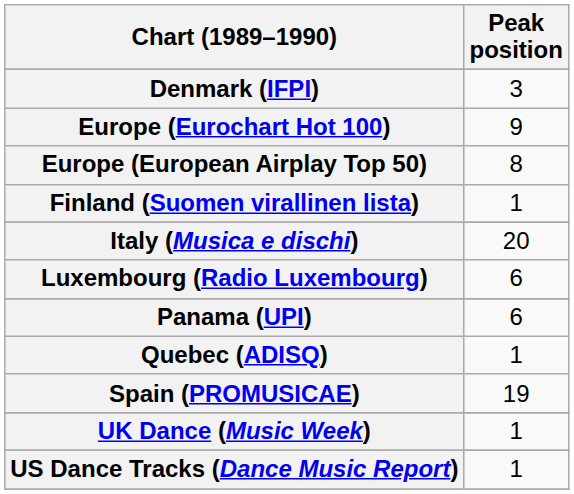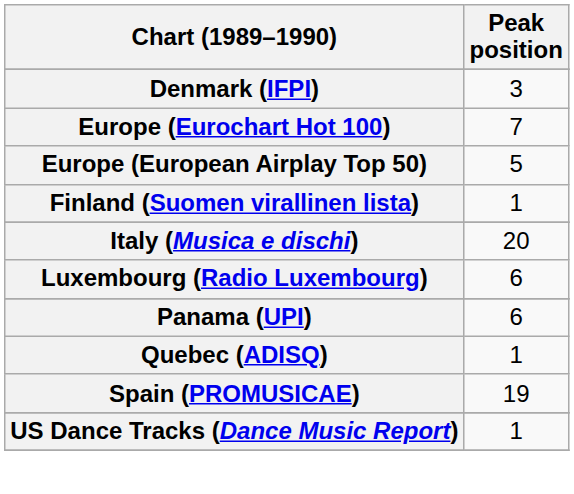(516, 126) 9 -> (516, 126) 7
(516, 164) 8 -> (516, 164) 5
- row: (234, 431)
